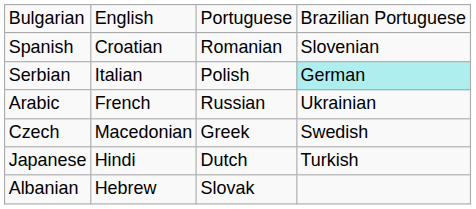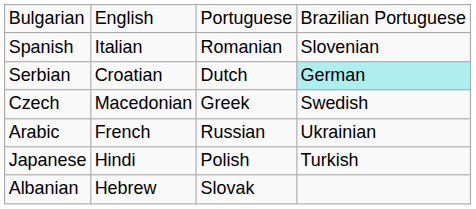(129, 47) Croatian -> (119, 47) Italian
(119, 75) Italian -> (129, 75) Croatian
(225, 75) Polish -> (224, 75) Dutch
rows swapped: (34, 103) <-> (34, 132)
(224, 160) Dutch -> (225, 160) Polish
